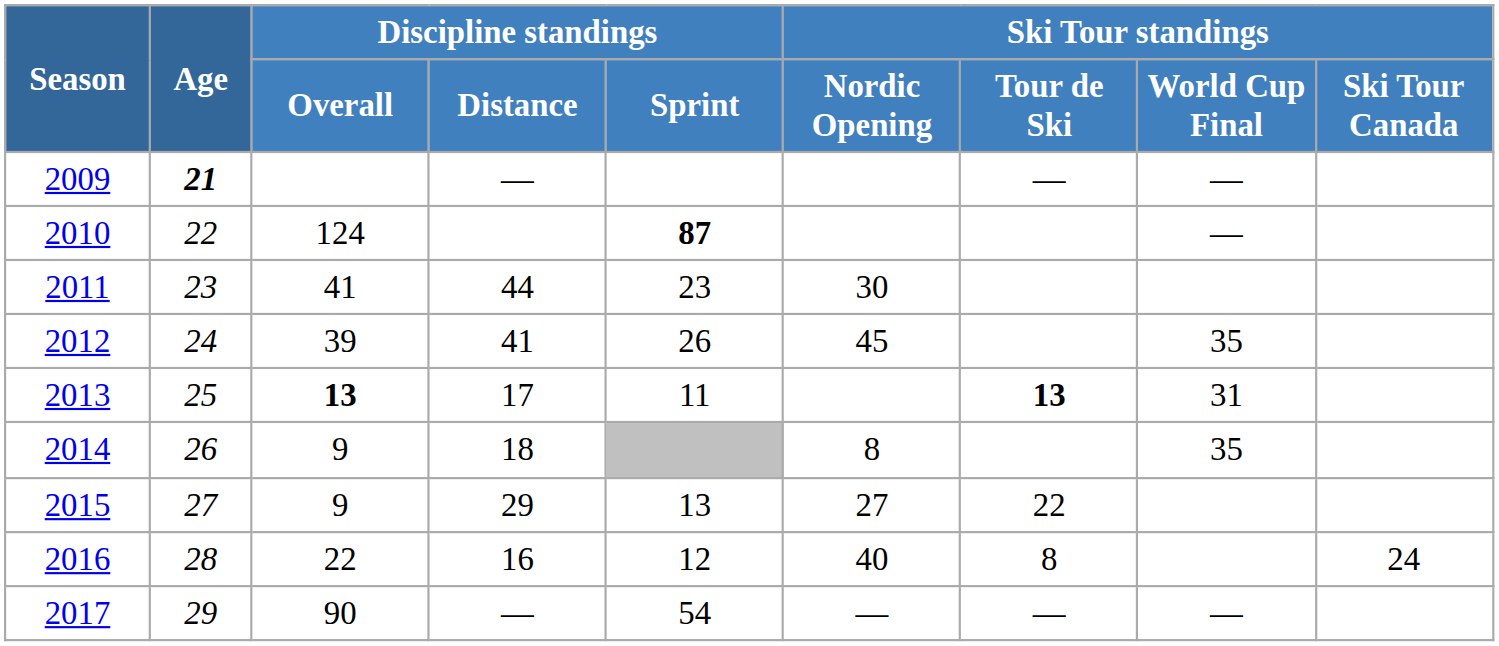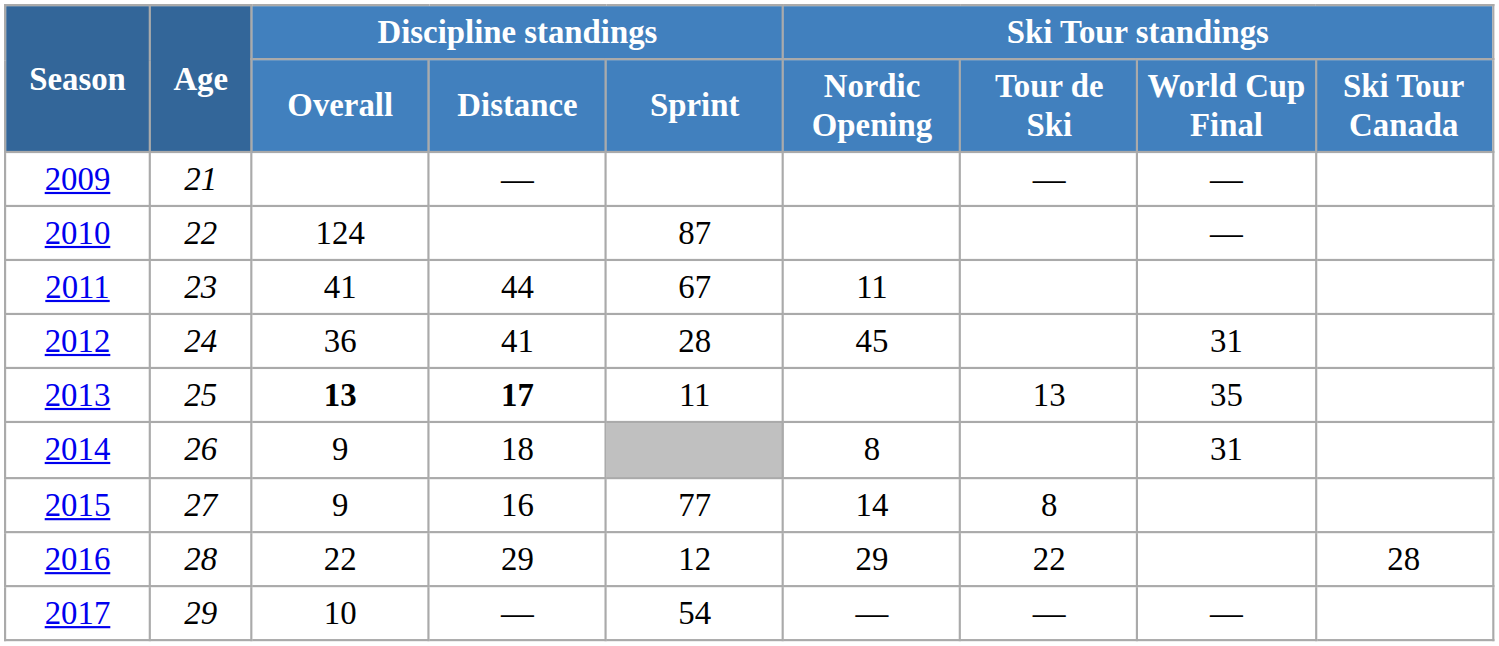(201, 178) bold -> (201, 178) normal
(695, 233) bold -> (695, 233) normal
(695, 287) 23 -> (695, 287) 67
(872, 287) 30 -> (872, 287) 11
(340, 341) 39 -> (340, 341) 36
(695, 341) 26 -> (695, 341) 28
(1226, 341) 35 -> (1226, 341) 31
(517, 395) normal -> (517, 395) bold
(1049, 395) bold -> (1049, 395) normal
(1226, 395) 31 -> (1226, 395) 35
(1226, 449) 35 -> (1226, 449) 31
(517, 503) 29 -> (517, 503) 16
(695, 503) 13 -> (695, 503) 77
(872, 503) 27 -> (872, 503) 14
(1049, 503) 22 -> (1049, 503) 8
(517, 557) 16 -> (517, 557) 29
(872, 557) 40 -> (872, 557) 29
(1049, 557) 8 -> (1049, 557) 22
(1404, 557) 24 -> (1404, 557) 28
(340, 611) 90 -> (340, 611) 10
